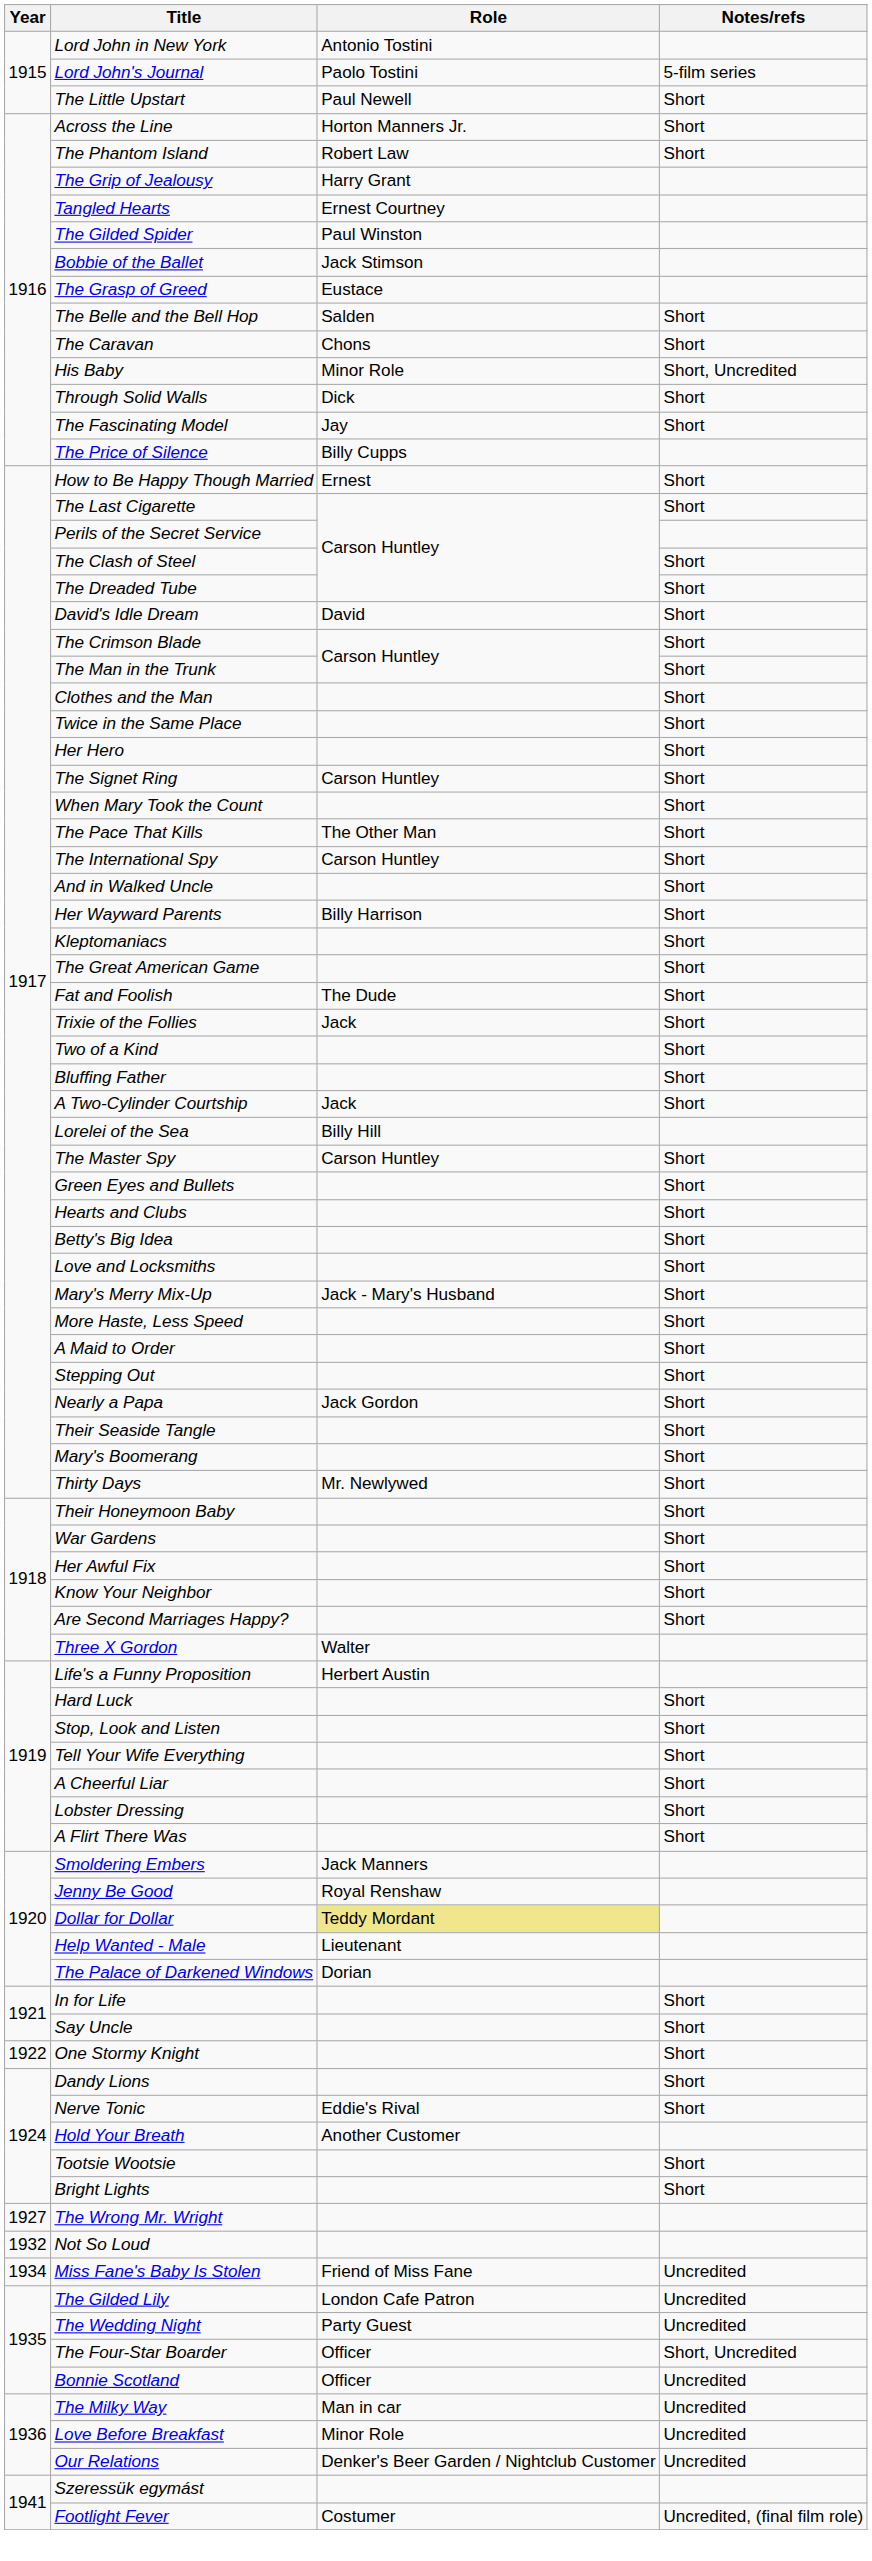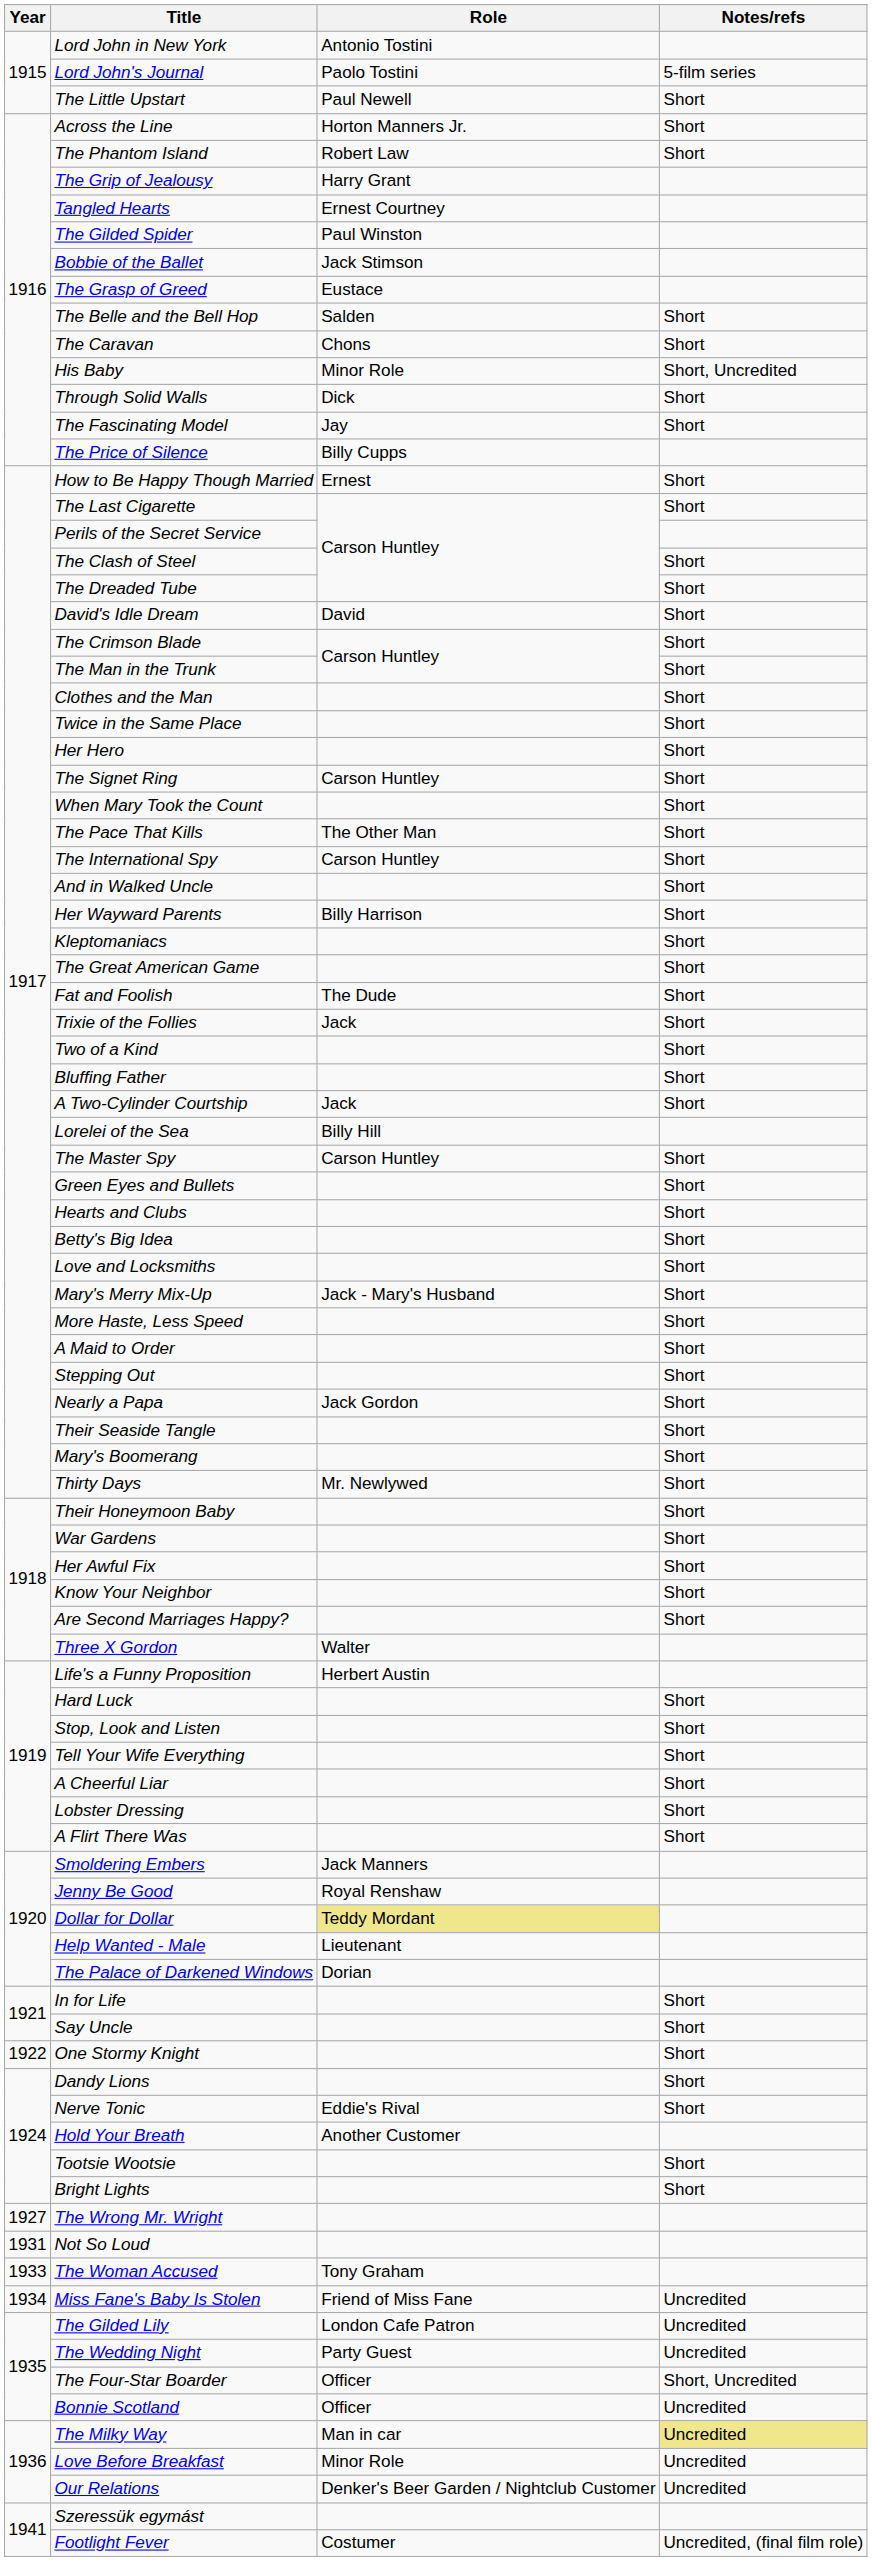(28, 2244) 1932 -> (28, 2244) 1931
+ row: (136, 2271)
(705, 2407) no background -> (705, 2434) khaki background
